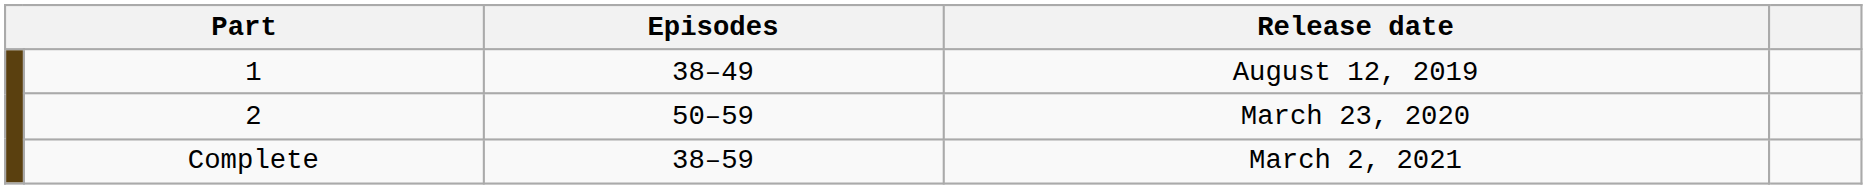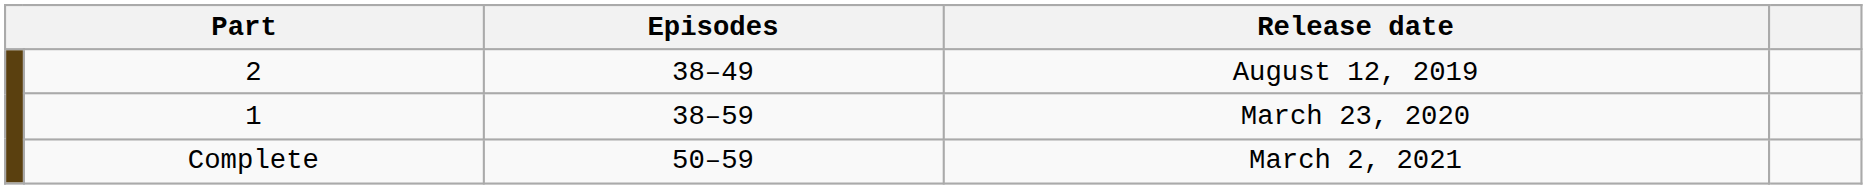(253, 72) 1 -> (253, 72) 2
(253, 116) 2 -> (253, 116) 1
(713, 116) 50–59 -> (713, 116) 38–59
(713, 161) 38–59 -> (713, 161) 50–59
